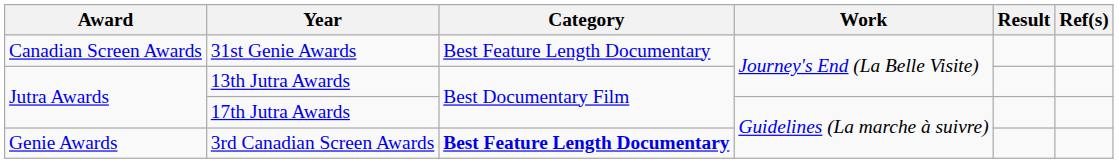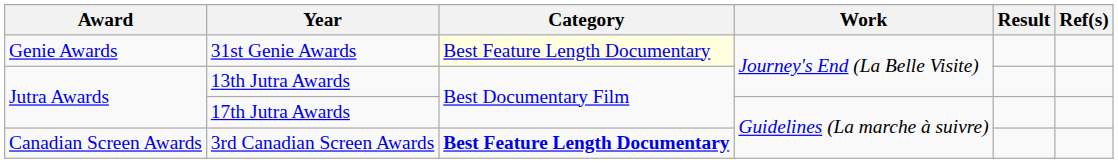(105, 50) Canadian Screen Awards -> (63, 50) Genie Awards
(577, 50) no background -> (577, 50) lightyellow background
(63, 142) Genie Awards -> (105, 142) Canadian Screen Awards
